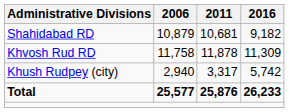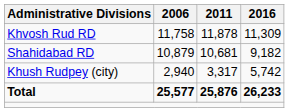rows swapped: (51, 53) <-> (51, 33)
